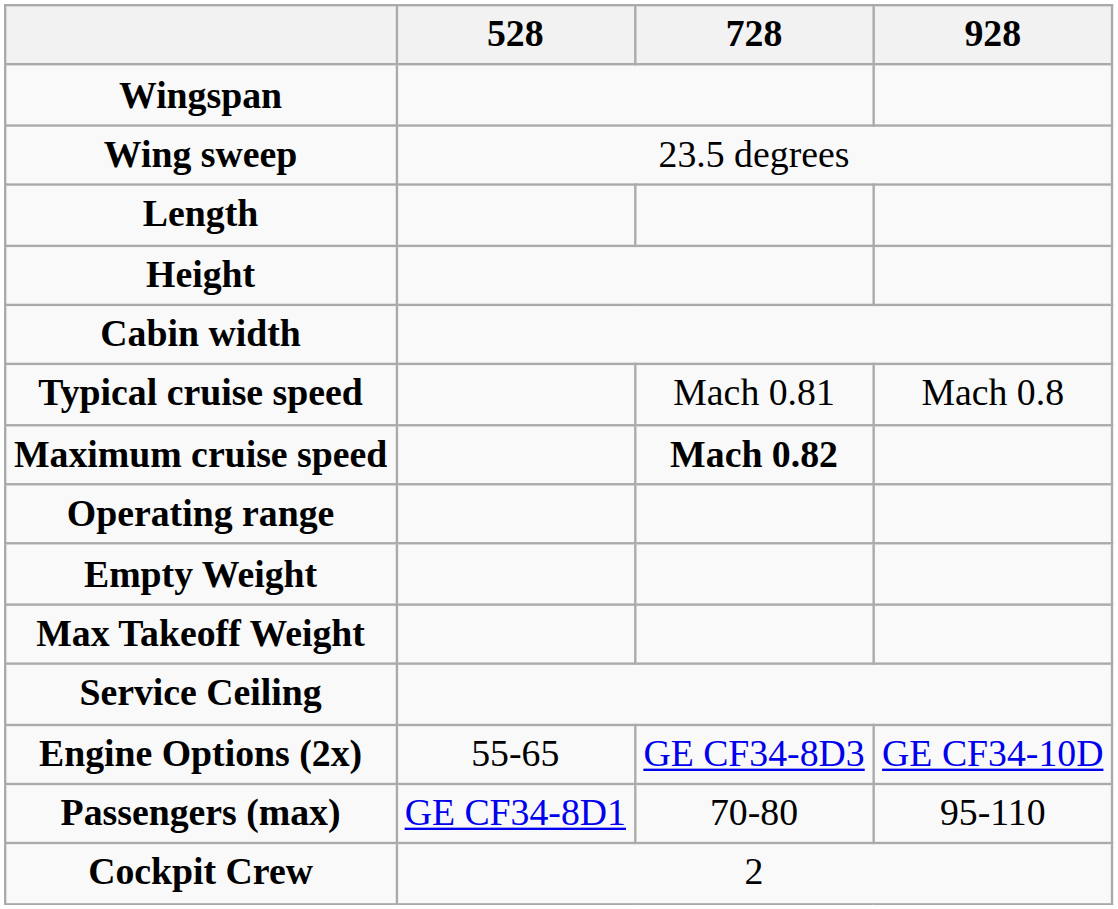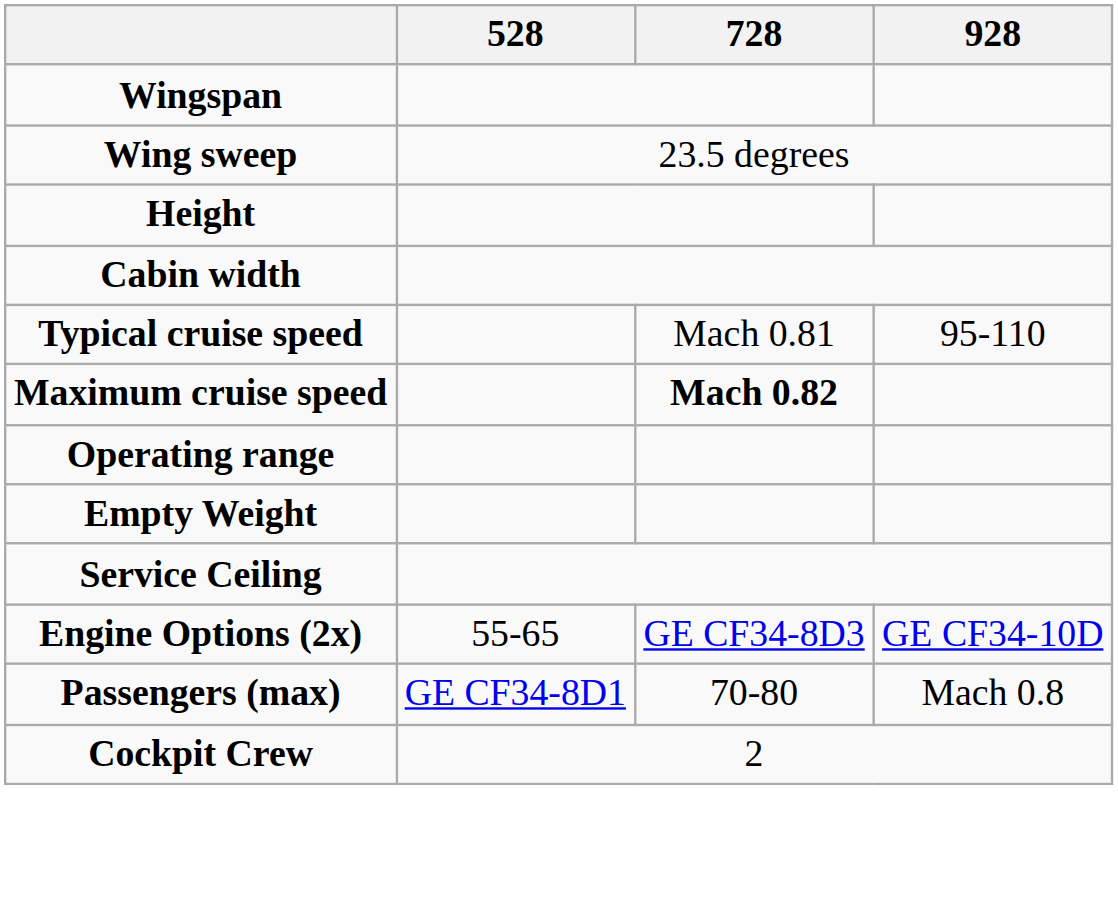- row: (201, 214)
(993, 393) Mach 0.8 -> (993, 333) 95-110
- row: (201, 633)
(993, 812) 95-110 -> (993, 693) Mach 0.8
